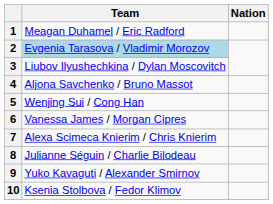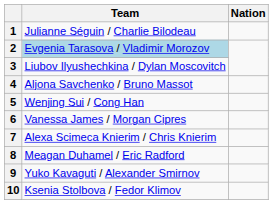(105, 31) Meagan Duhamel / Eric Radford -> (110, 31) Julianne Séguin / Charlie Bilodeau
(110, 155) Julianne Séguin / Charlie Bilodeau -> (105, 155) Meagan Duhamel / Eric Radford
